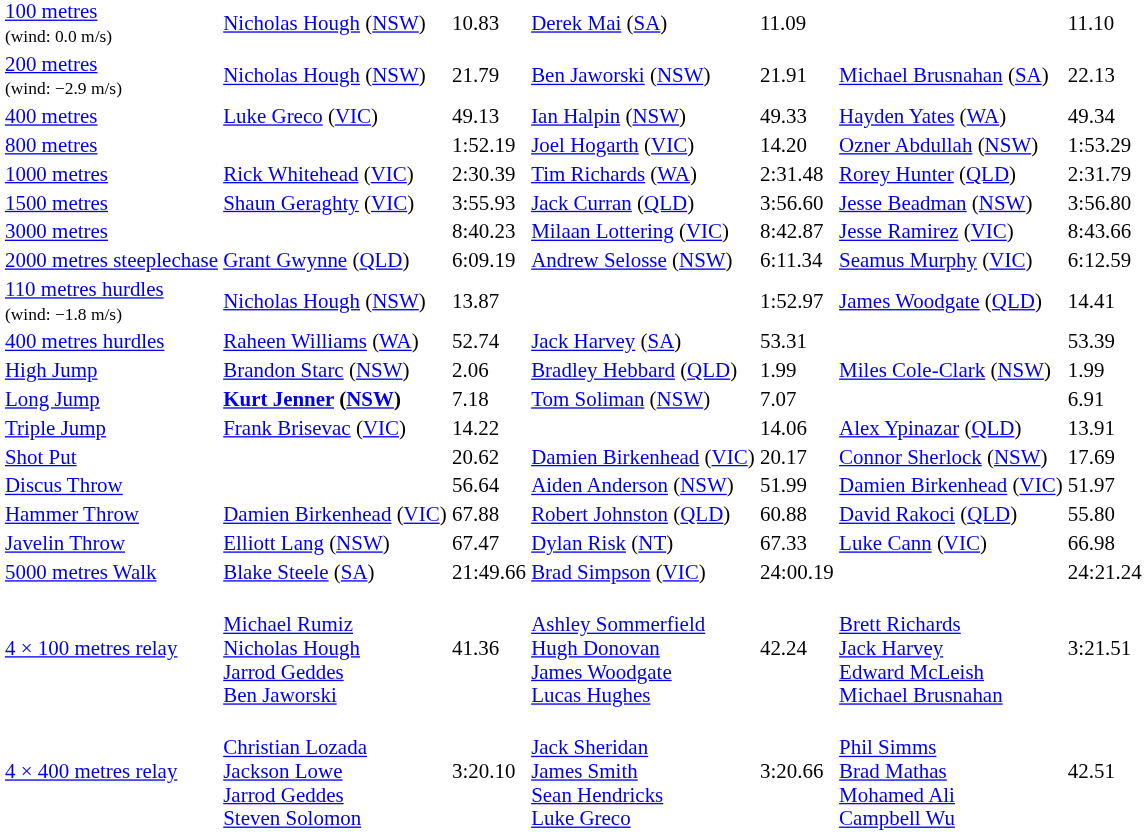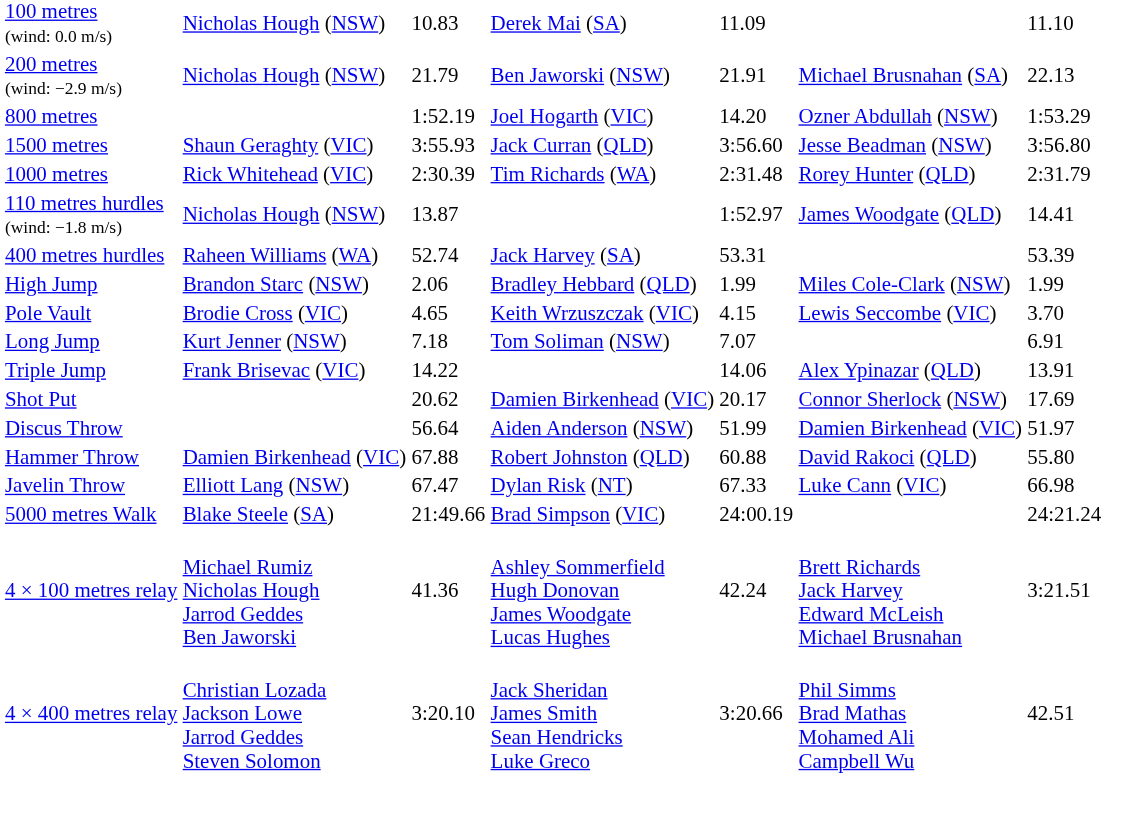- row: (51, 116)
rows swapped: (56, 174) <-> (56, 202)
- row: (56, 231)
- row: (111, 260)
+ row: (48, 312)
(312, 399) bold -> (265, 341) normal
